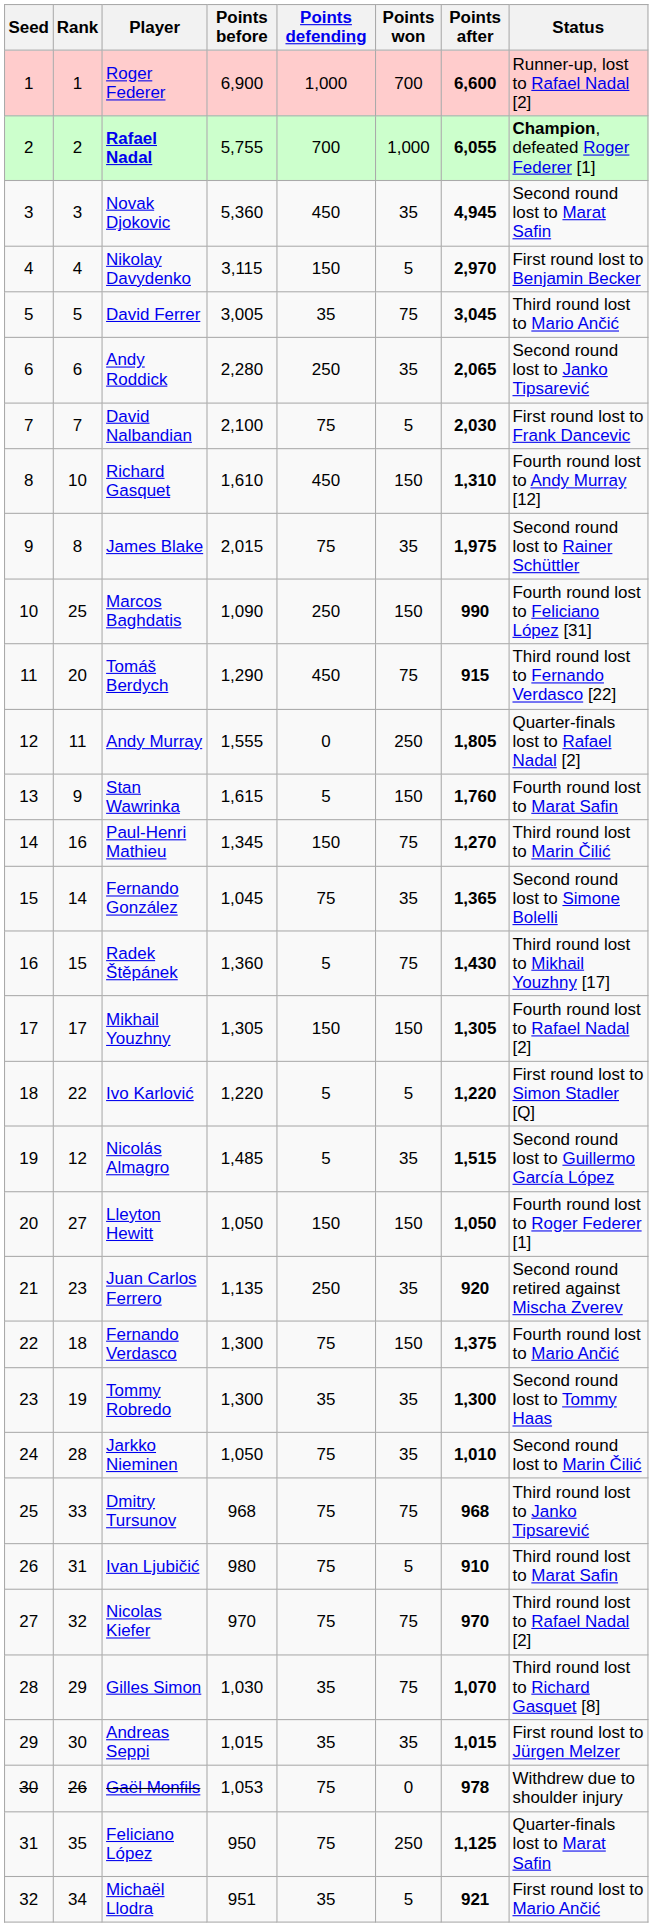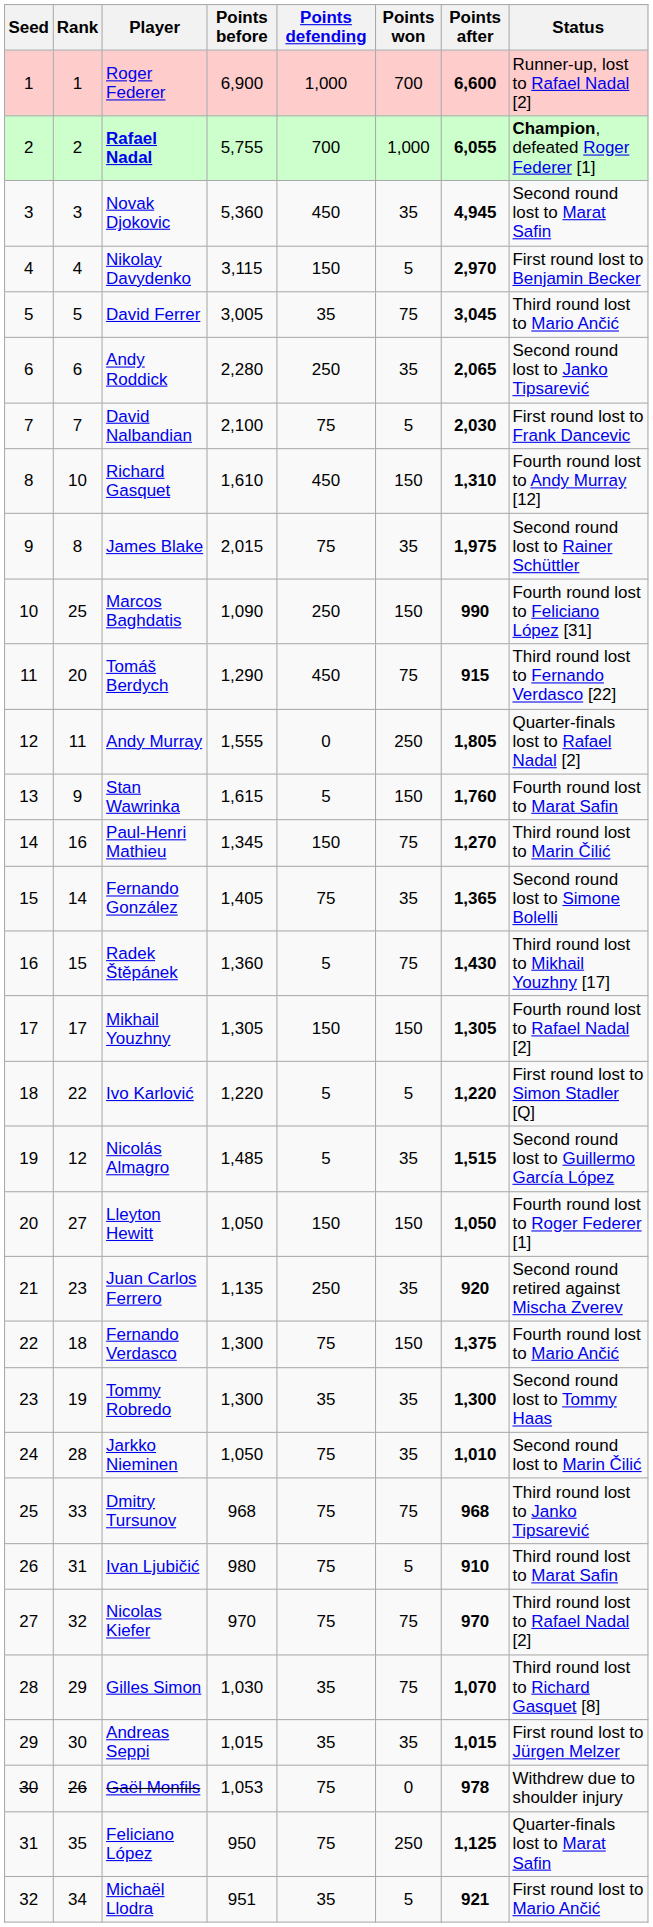(242, 898) 1,045 -> (242, 898) 1,405
